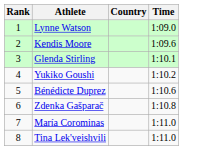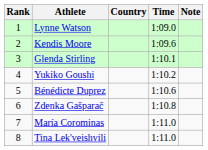+ column: (191, 12)
